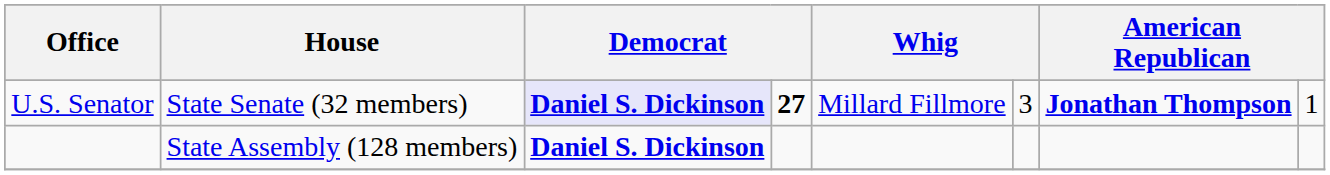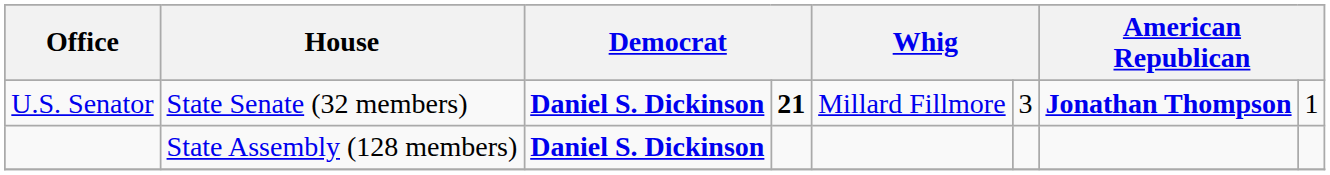(647, 102) lavender background -> (647, 102) no background
(791, 102) 27 -> (791, 102) 21
